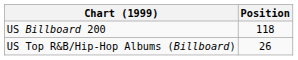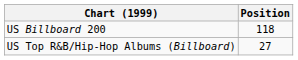(265, 46) 26 -> (265, 46) 27
